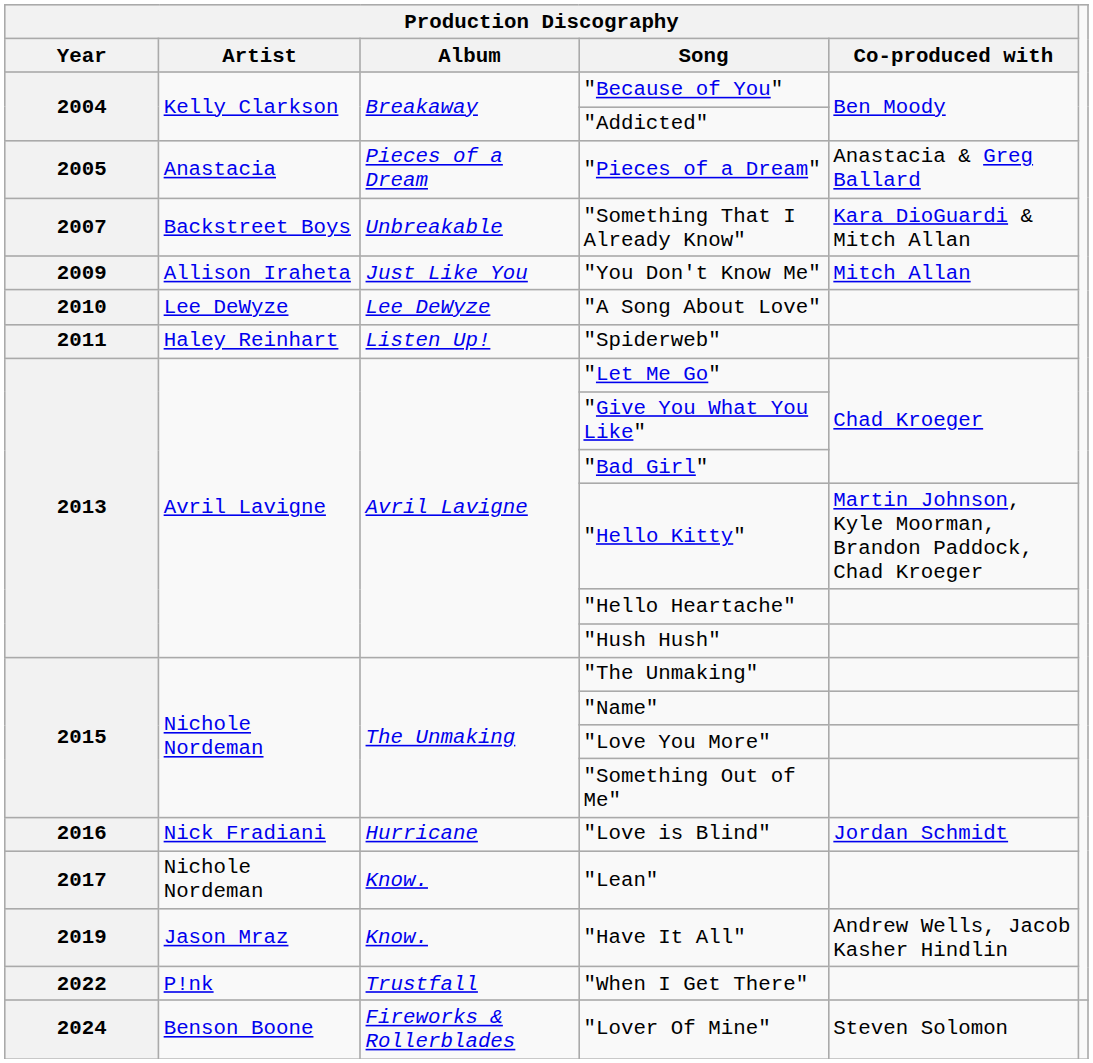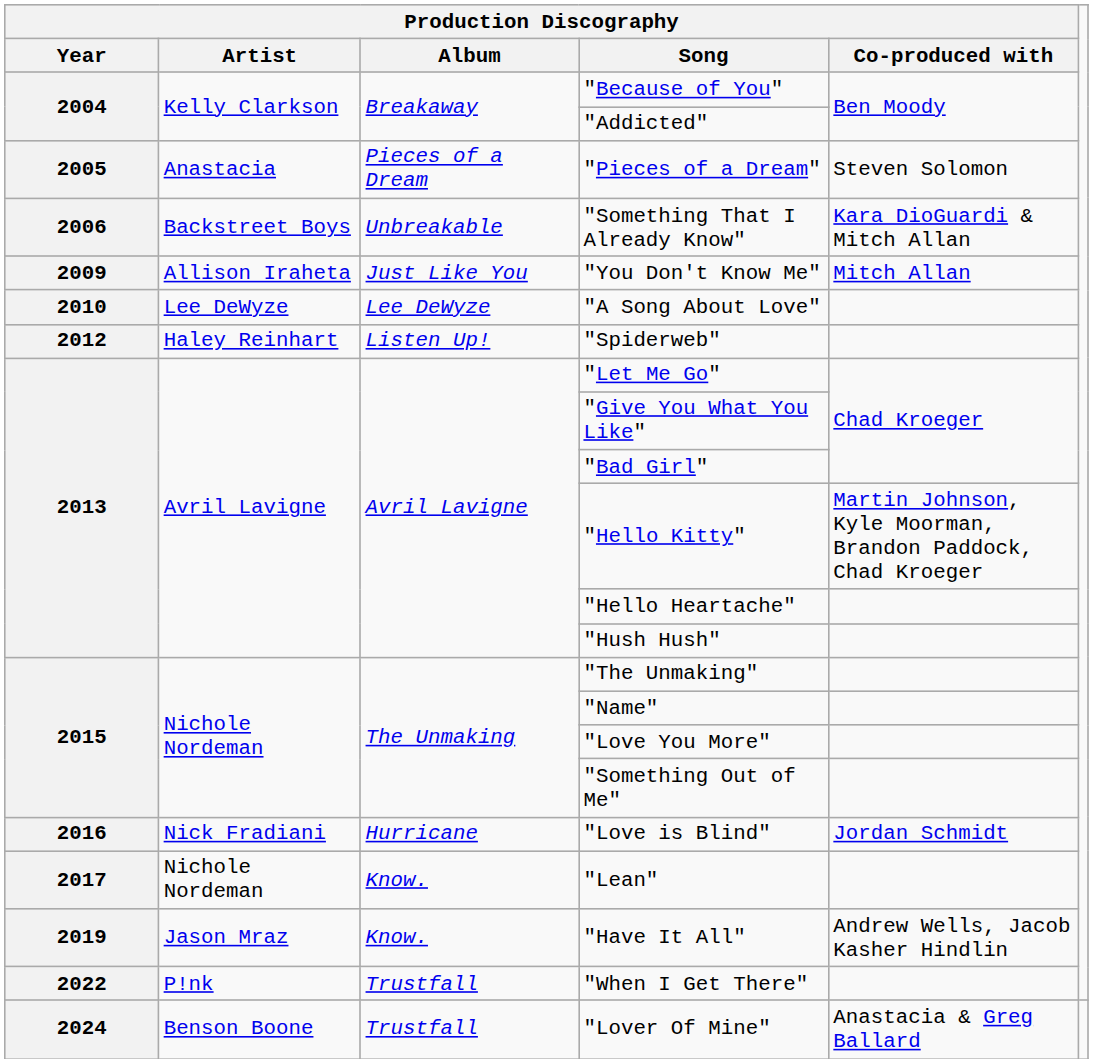(933, 169) Anastacia & Greg Ballard -> (921, 169) Steven Solomon
(82, 227) 2007 -> (82, 227) 2006
(82, 341) 2011 -> (82, 341) 2012
(440, 1029) Fireworks & Rollerblades -> (422, 1029) Trustfall
(921, 1029) Steven Solomon -> (933, 1029) Anastacia & Greg Ballard
